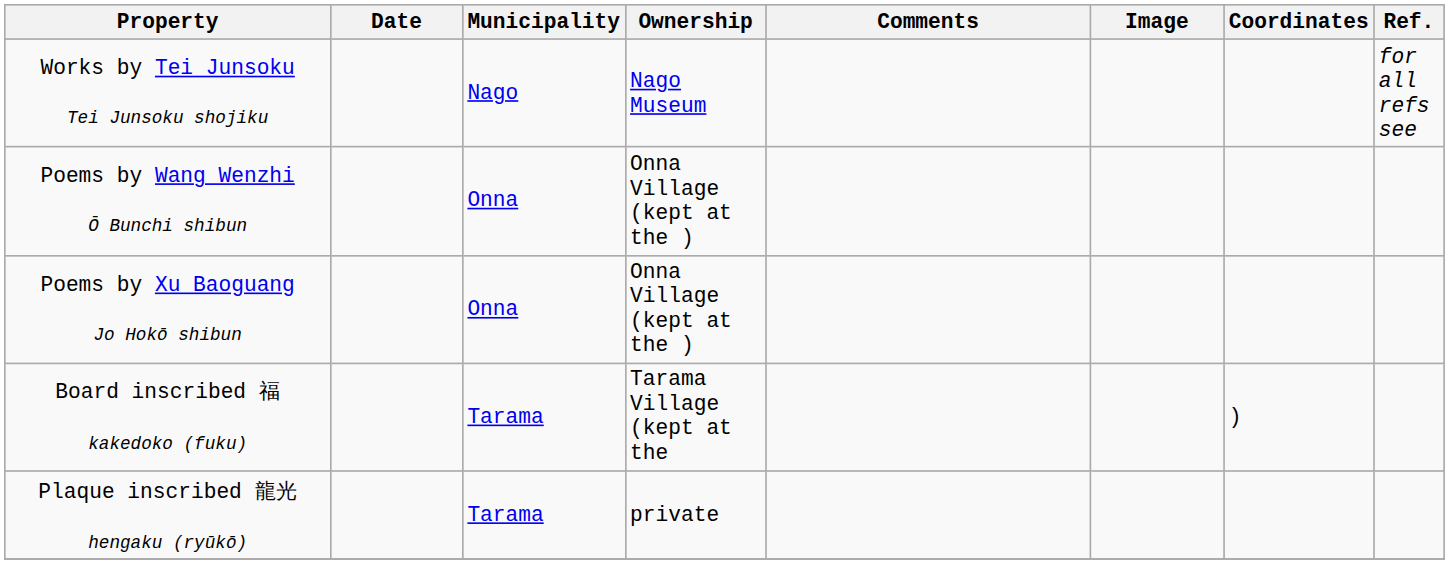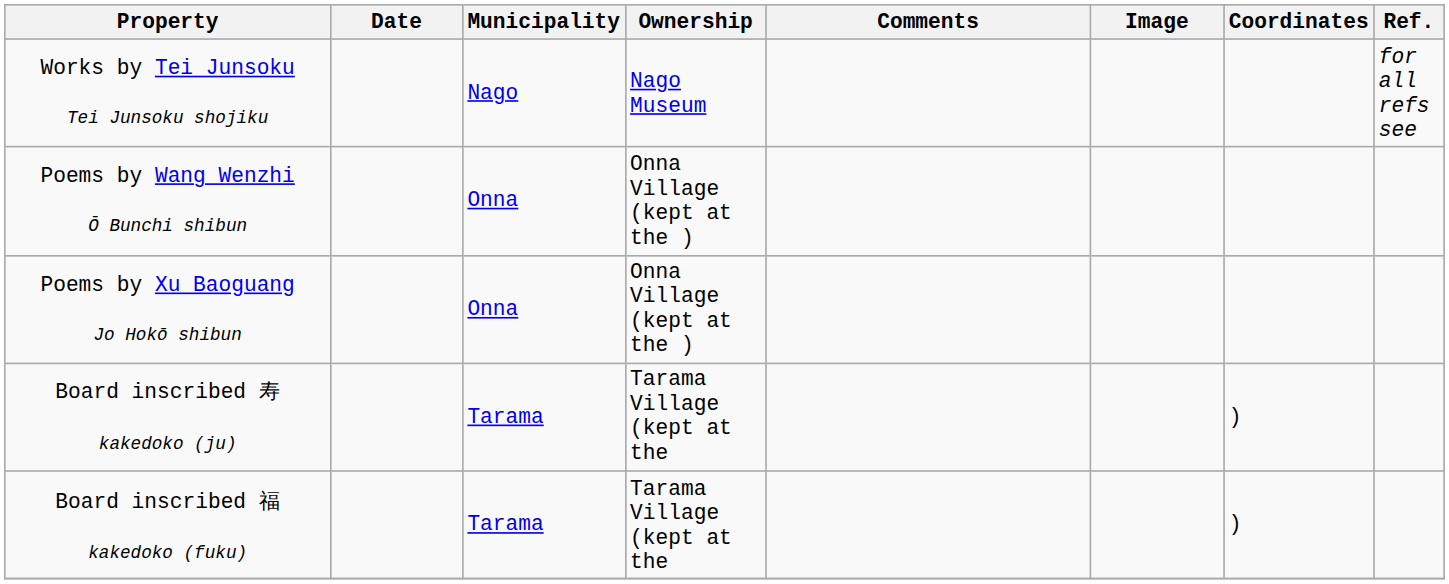+ row: (168, 418)
- row: (168, 516)
